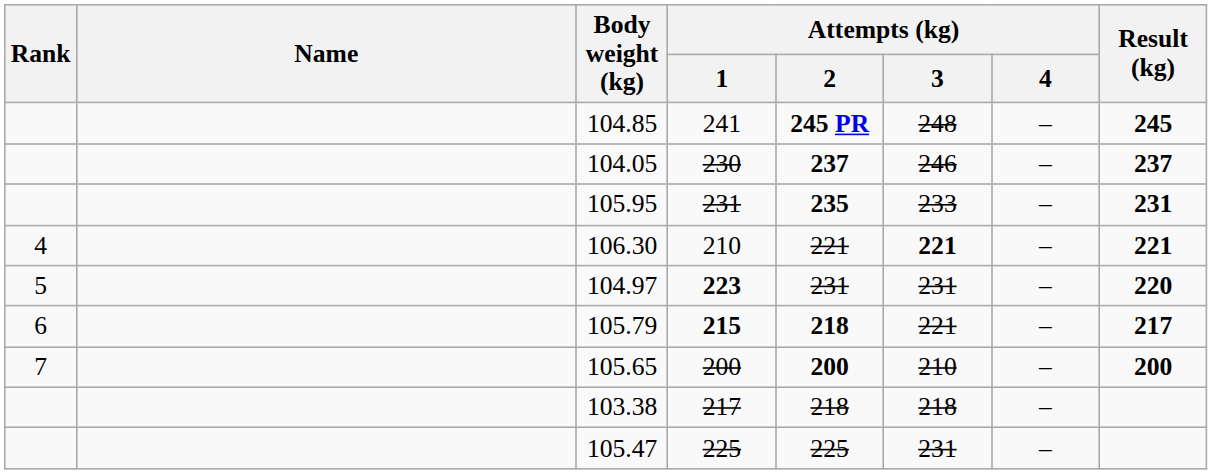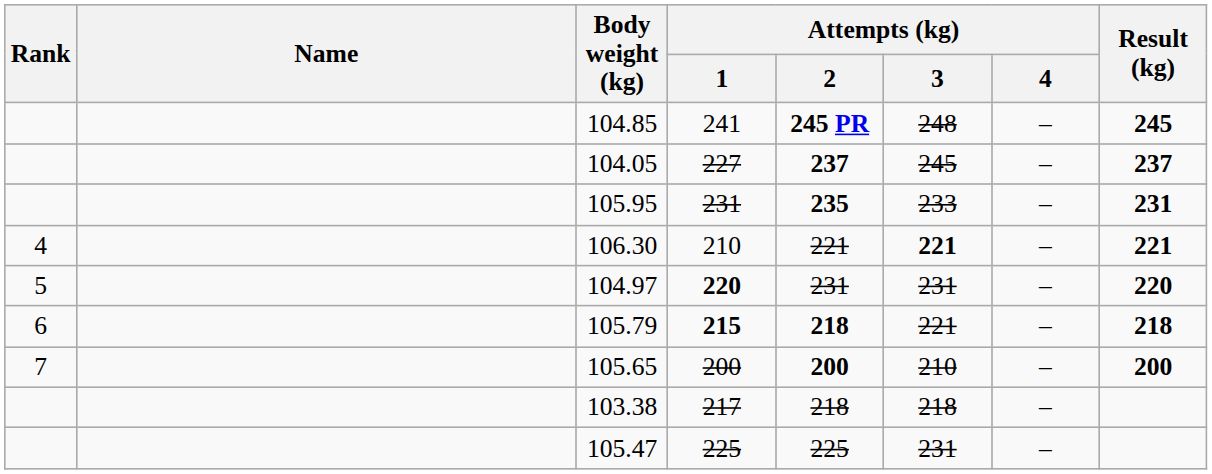(722, 163) 230 -> (722, 163) 227
(937, 163) 246 -> (937, 163) 245
(722, 285) 223 -> (722, 285) 220
(1153, 326) 217 -> (1153, 326) 218
